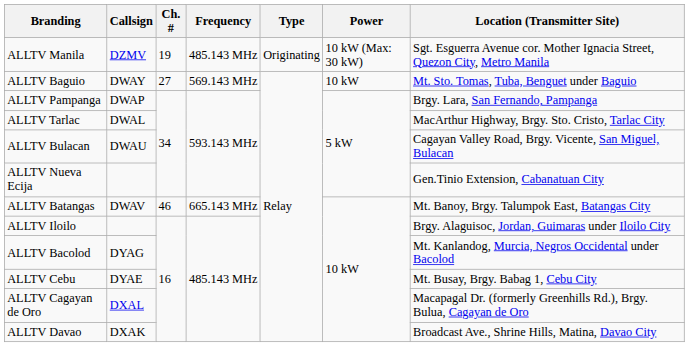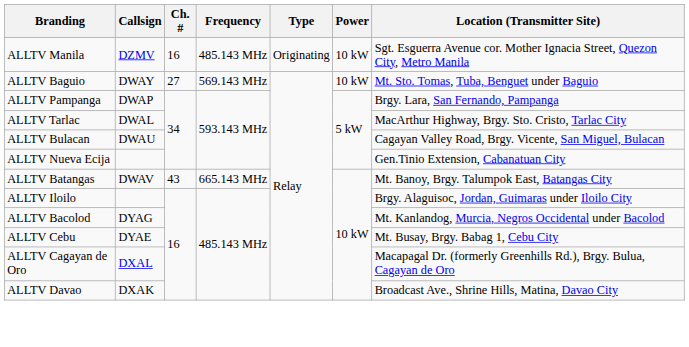(165, 54) 19 -> (173, 54) 16
(359, 54) 10 kW (Max: 30 kW) -> (352, 54) 10 kW
(165, 206) 46 -> (173, 178) 43
